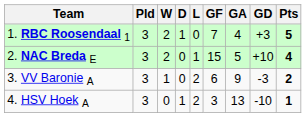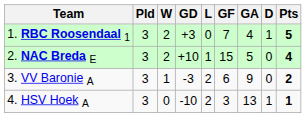columns swapped: (182, 14) <-> (263, 14)
